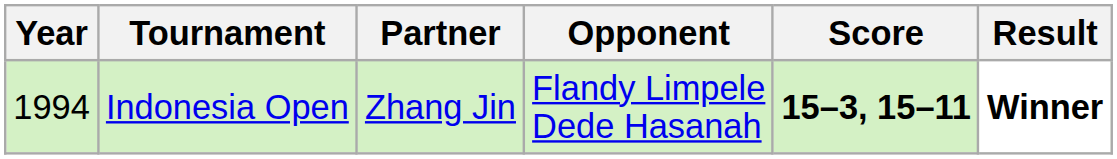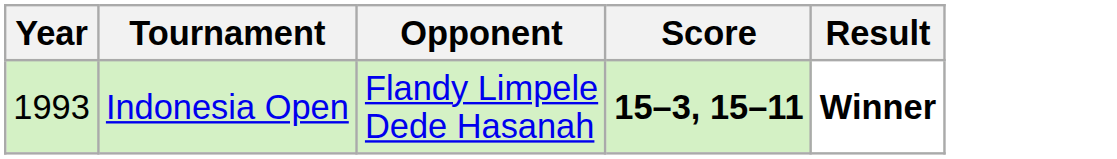- column: (440, 33)
(52, 106) 1994 -> (52, 106) 1993
